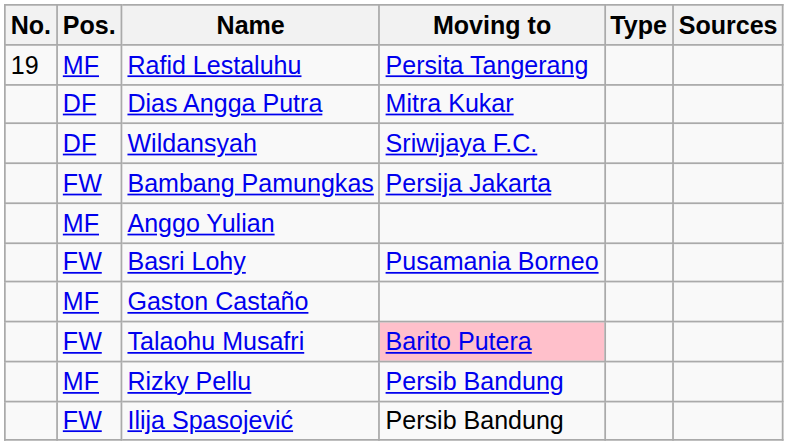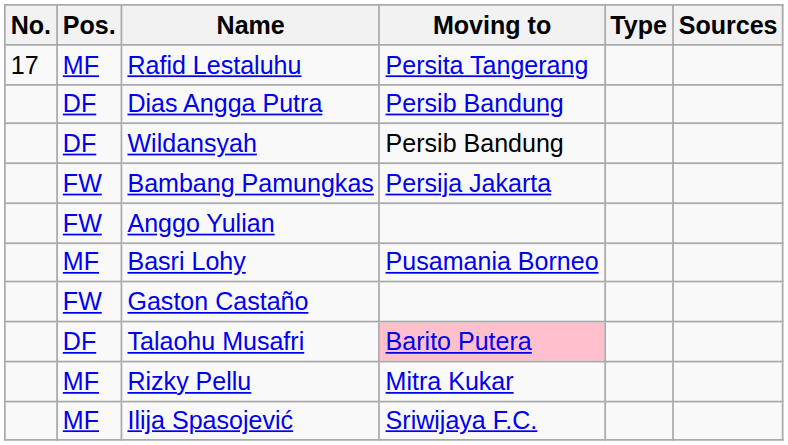(25, 65) 19 -> (25, 65) 17
(450, 104) Mitra Kukar -> (475, 104) Persib Bandung
(461, 144) Sriwijaya F.C. -> (475, 144) Persib Bandung
(81, 223) MF -> (82, 223) FW
(82, 263) FW -> (81, 263) MF
(81, 302) MF -> (82, 302) FW
(82, 342) FW -> (80, 342) DF
(475, 381) Persib Bandung -> (450, 381) Mitra Kukar
(82, 421) FW -> (81, 421) MF
(475, 421) Persib Bandung -> (461, 421) Sriwijaya F.C.
